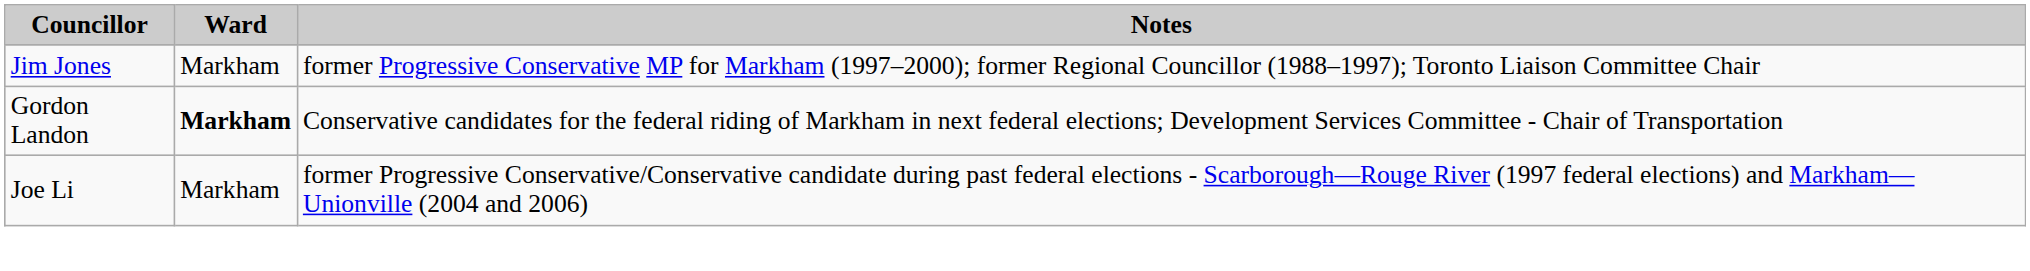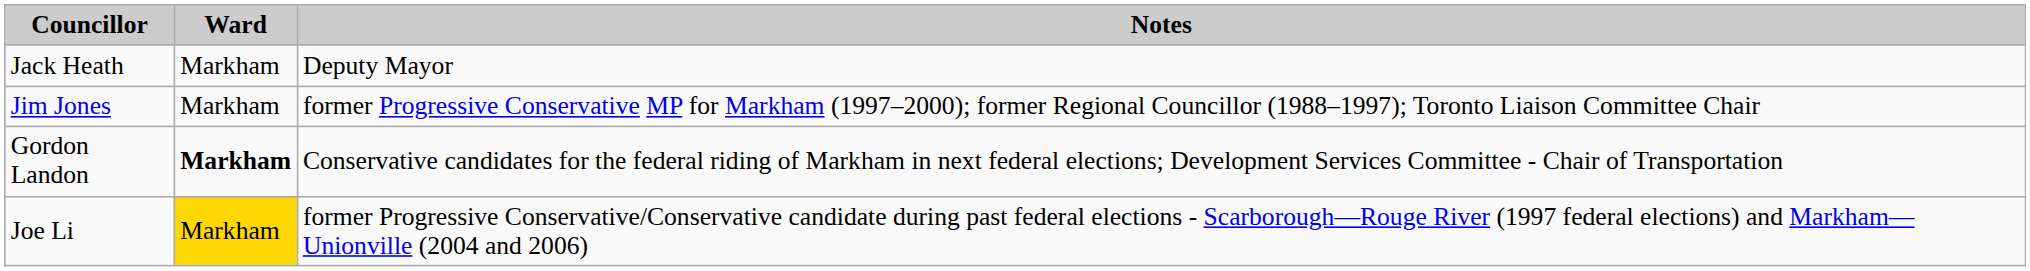+ row: (67, 65)
(230, 189) no background -> (230, 230) gold background
